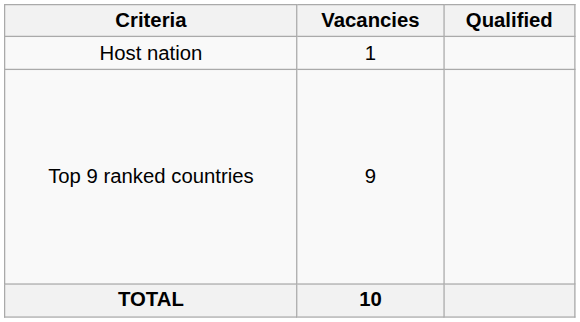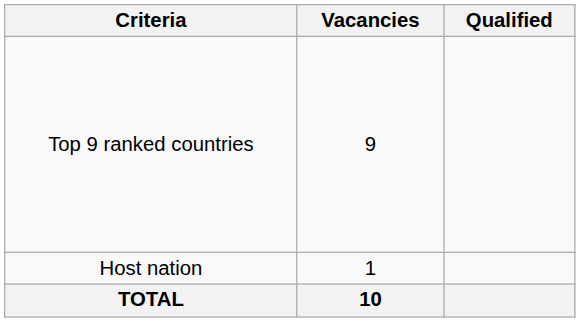rows swapped: (151, 52) <-> (151, 176)
